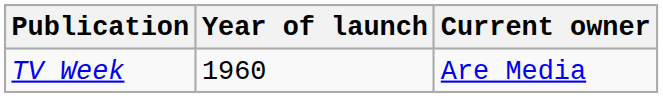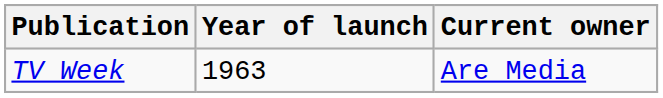(234, 71) 1960 -> (234, 71) 1963
